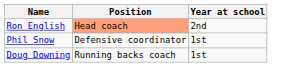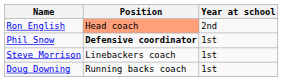(130, 40) normal -> (141, 40) bold
+ row: (44, 55)
